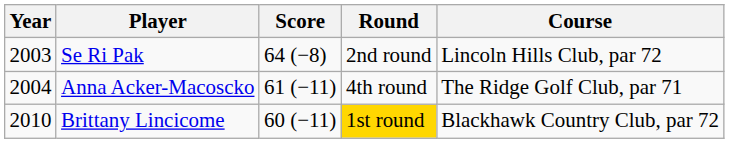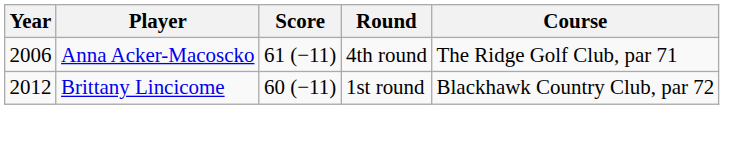- row: (102, 54)
(30, 87) 2004 -> (30, 54) 2006
(30, 120) 2010 -> (30, 87) 2012
(385, 120) gold background -> (385, 87) no background
